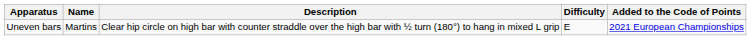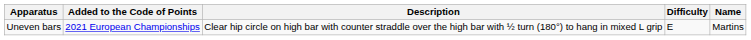columns swapped: (81, 12) <-> (677, 12)
